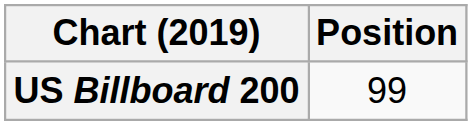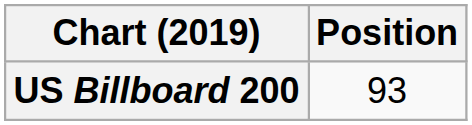(387, 90) 99 -> (387, 90) 93
